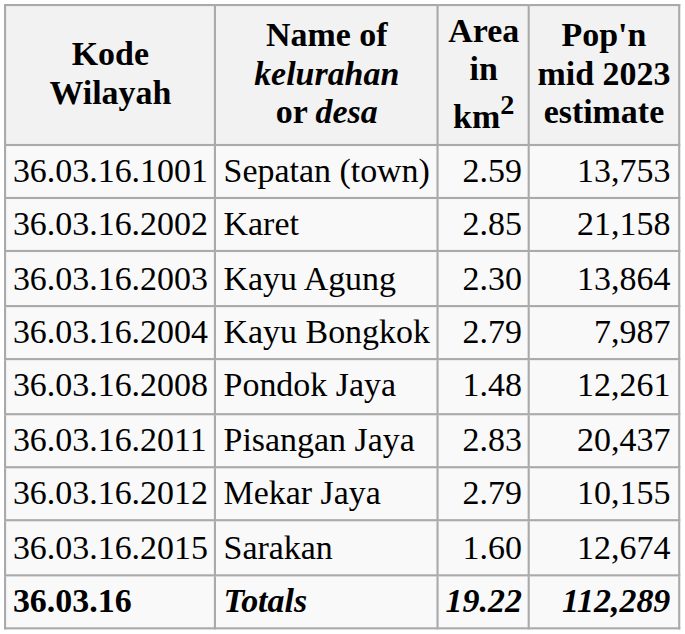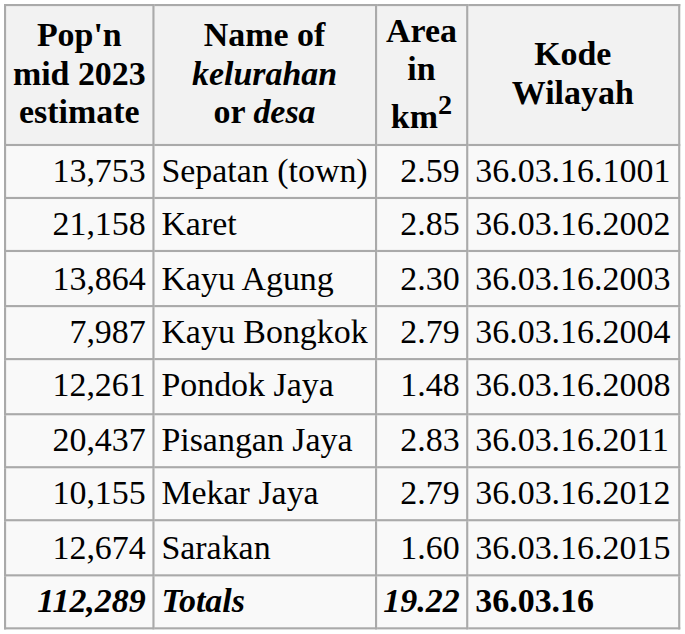columns swapped: (110, 74) <-> (604, 74)
